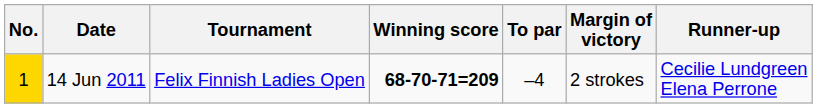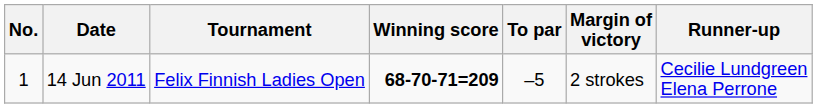(24, 79) gold background -> (24, 79) no background
(534, 79) –4 -> (534, 79) –5
